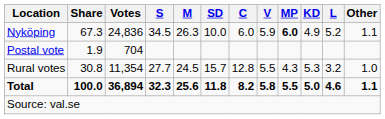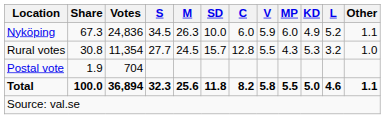(290, 31) bold -> (290, 31) normal
rows swapped: (36, 68) <-> (36, 50)
